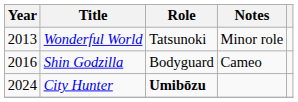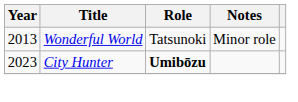- row: (83, 62)
(22, 85) 2024 -> (22, 62) 2023
